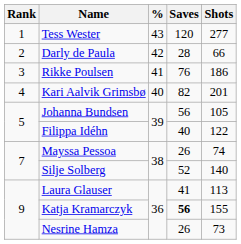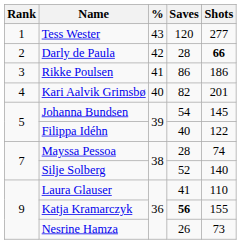(219, 53) normal -> (219, 53) bold
(184, 72) 76 -> (184, 72) 86
(184, 111) 56 -> (184, 111) 54
(219, 111) 105 -> (219, 111) 145
(184, 151) 26 -> (184, 151) 28
(219, 190) 113 -> (219, 190) 110
